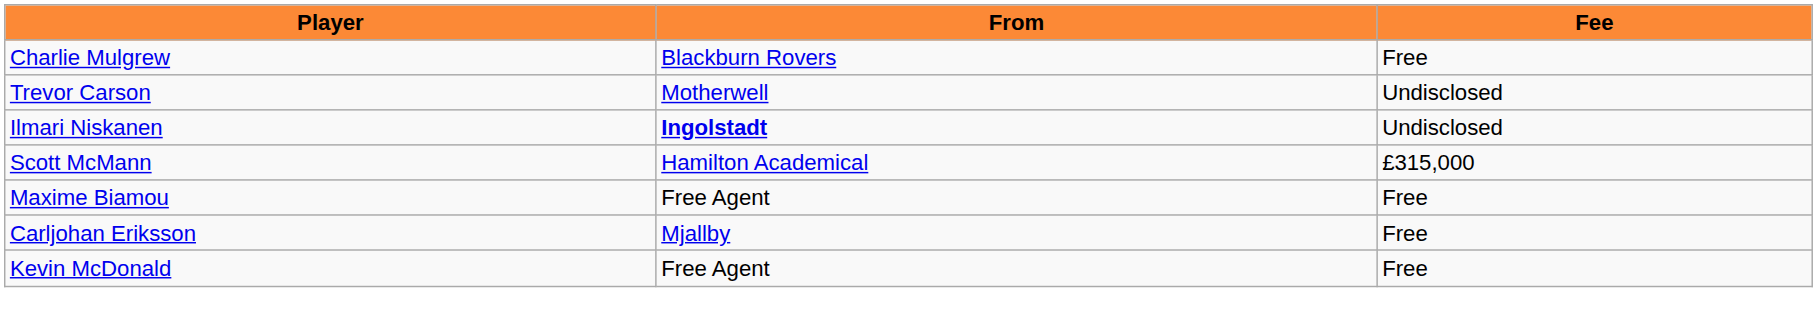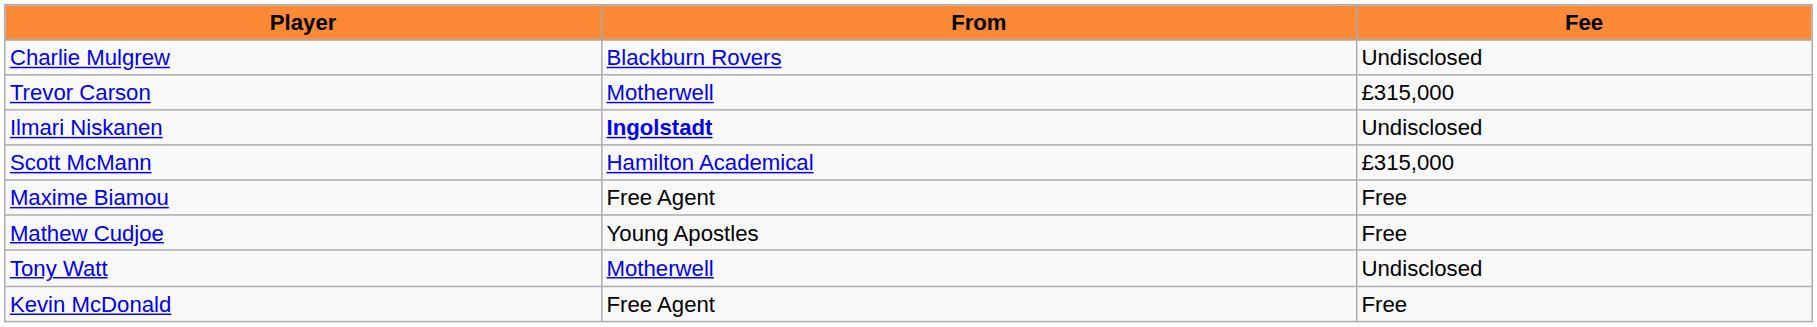(1405, 58) Free -> (1422, 58) Undisclosed
(1443, 93) Undisclosed -> (1408, 93) £315,000
+ row: (87, 233)
- row: (103, 233)
+ row: (59, 268)
